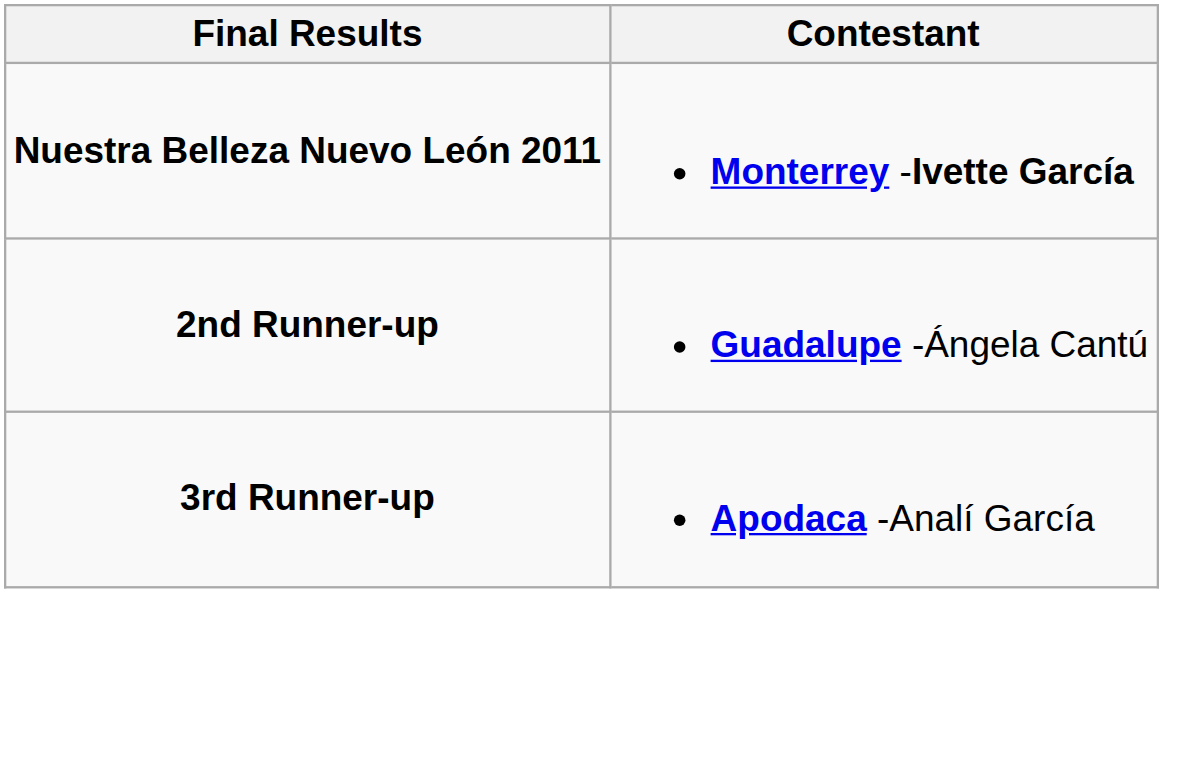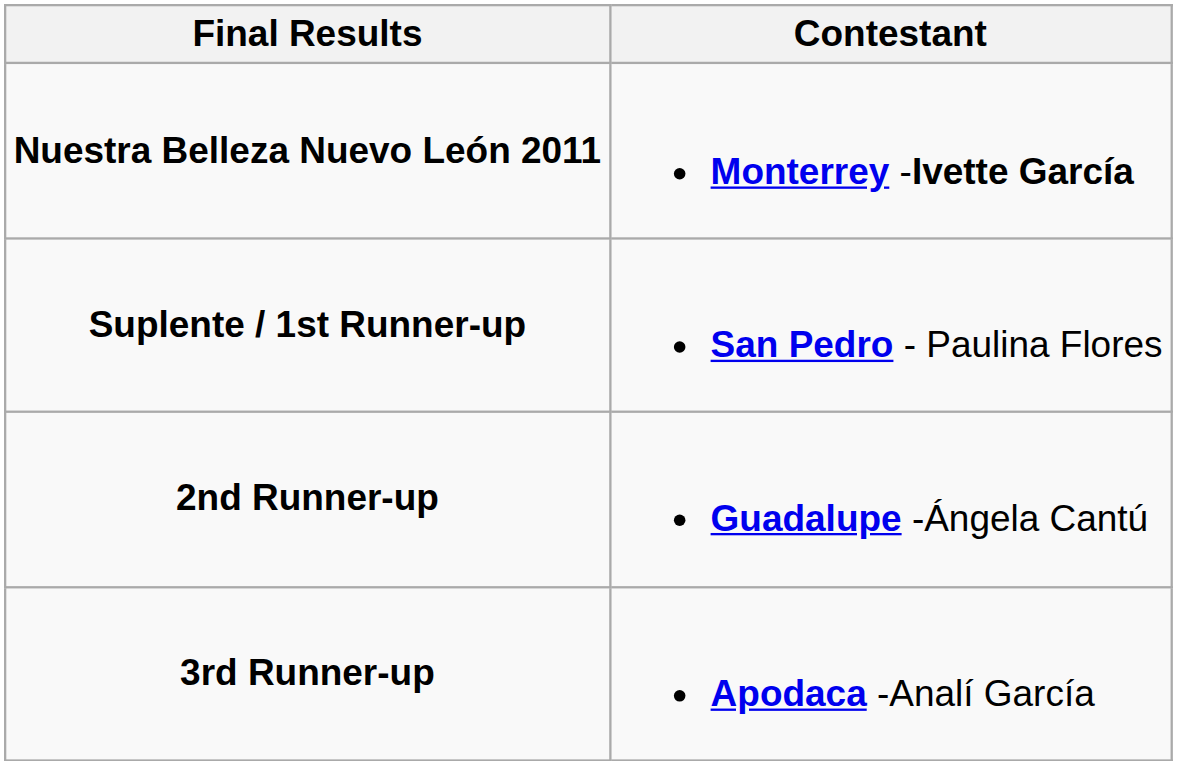+ row: (307, 324)
